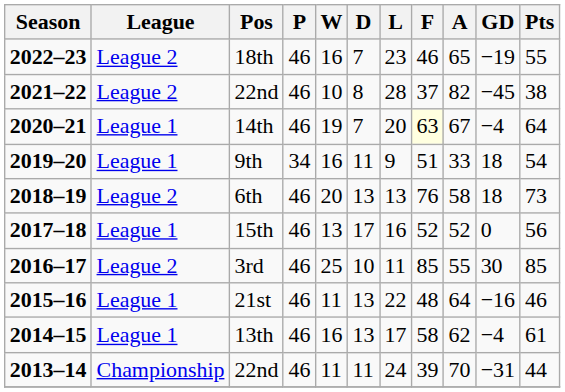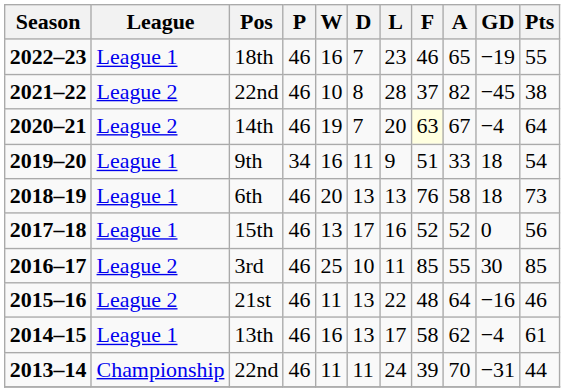(137, 56) League 2 -> (137, 56) League 1
(137, 126) League 1 -> (137, 126) League 2
(137, 195) League 2 -> (137, 195) League 1
(137, 299) League 1 -> (137, 299) League 2
